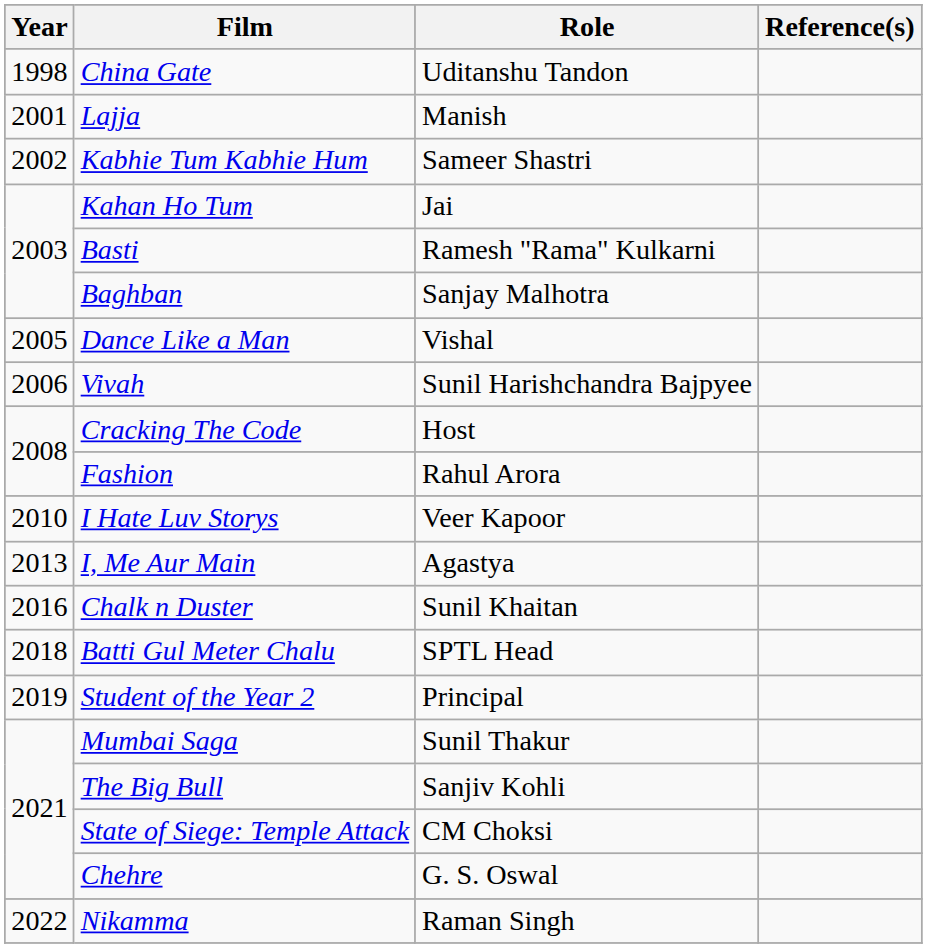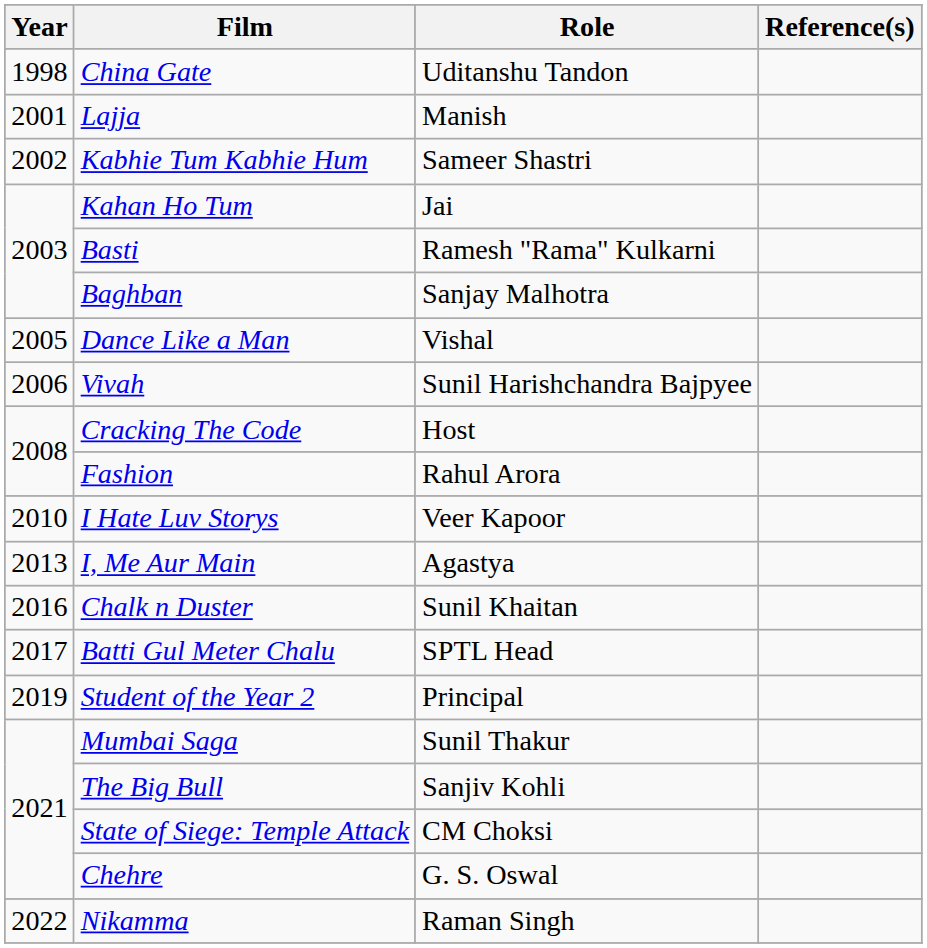(40, 652) 2018 -> (40, 652) 2017
